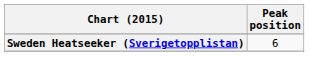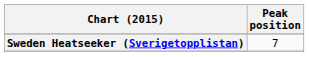(275, 43) 6 -> (275, 43) 7
